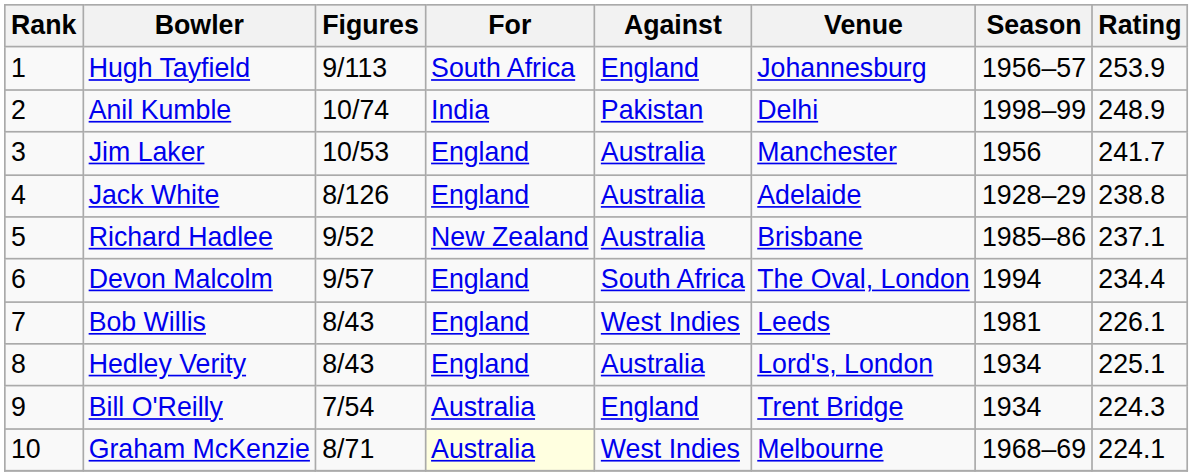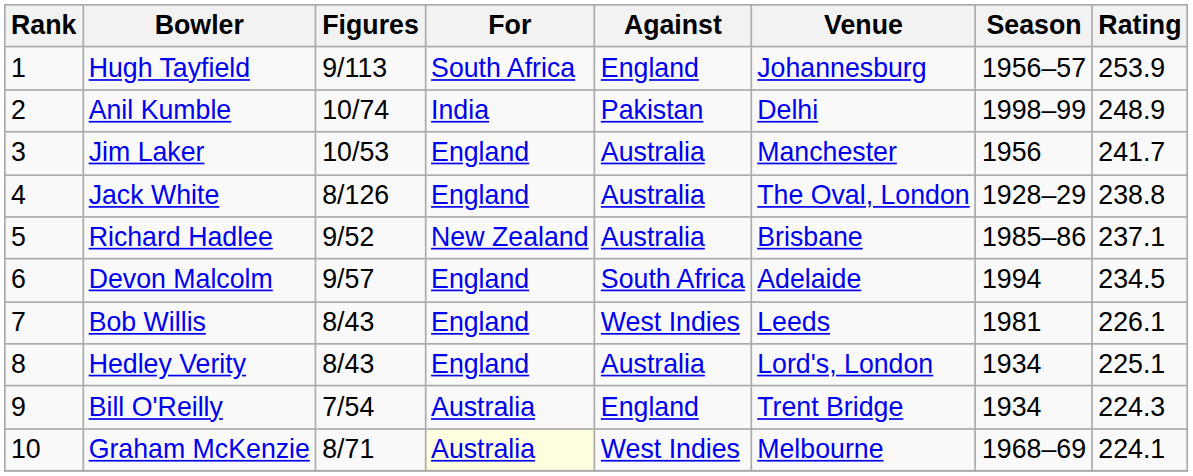(809, 195) Adelaide -> (863, 195) The Oval, London
(863, 279) The Oval, London -> (809, 279) Adelaide
(1132, 279) 234.4 -> (1132, 279) 234.5
